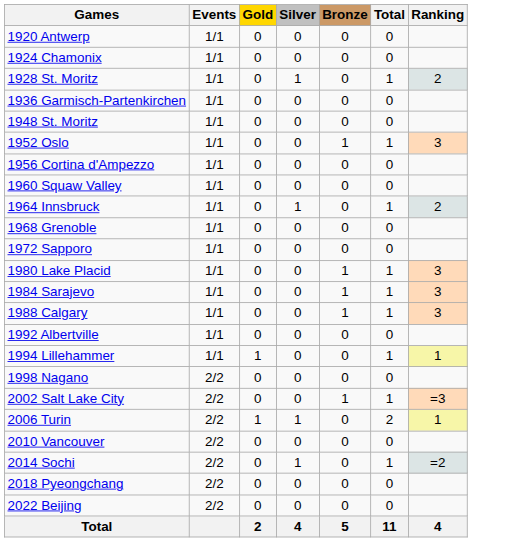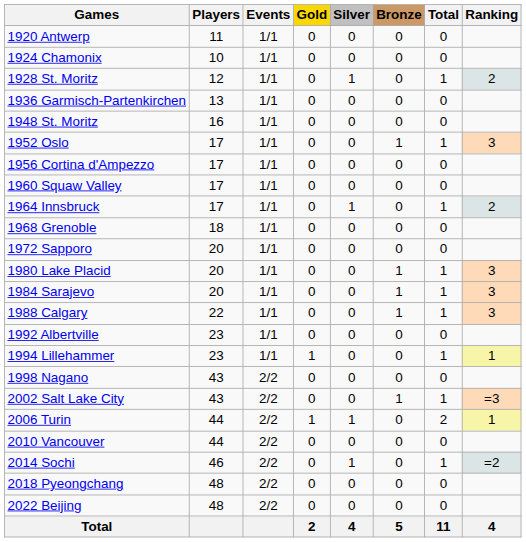+ column: (216, 15)
